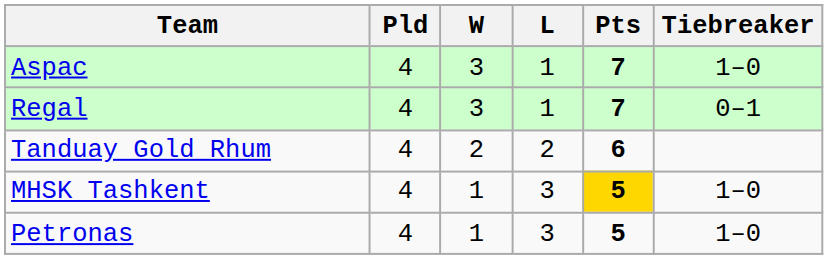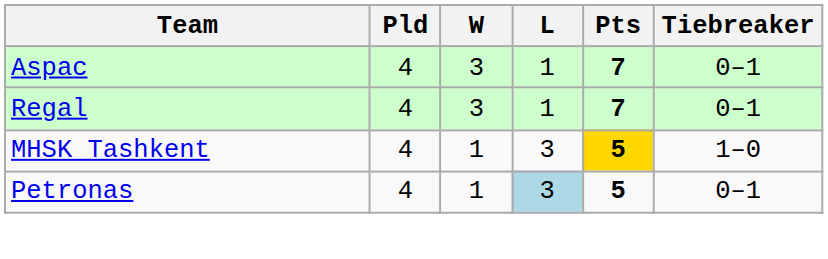(738, 67) 1–0 -> (738, 67) 0–1
- row: (141, 150)
(547, 233) no background -> (547, 192) lightblue background
(738, 233) 1–0 -> (738, 192) 0–1
